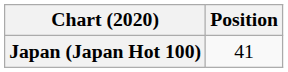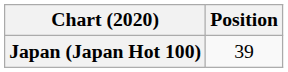(244, 51) 41 -> (244, 51) 39
